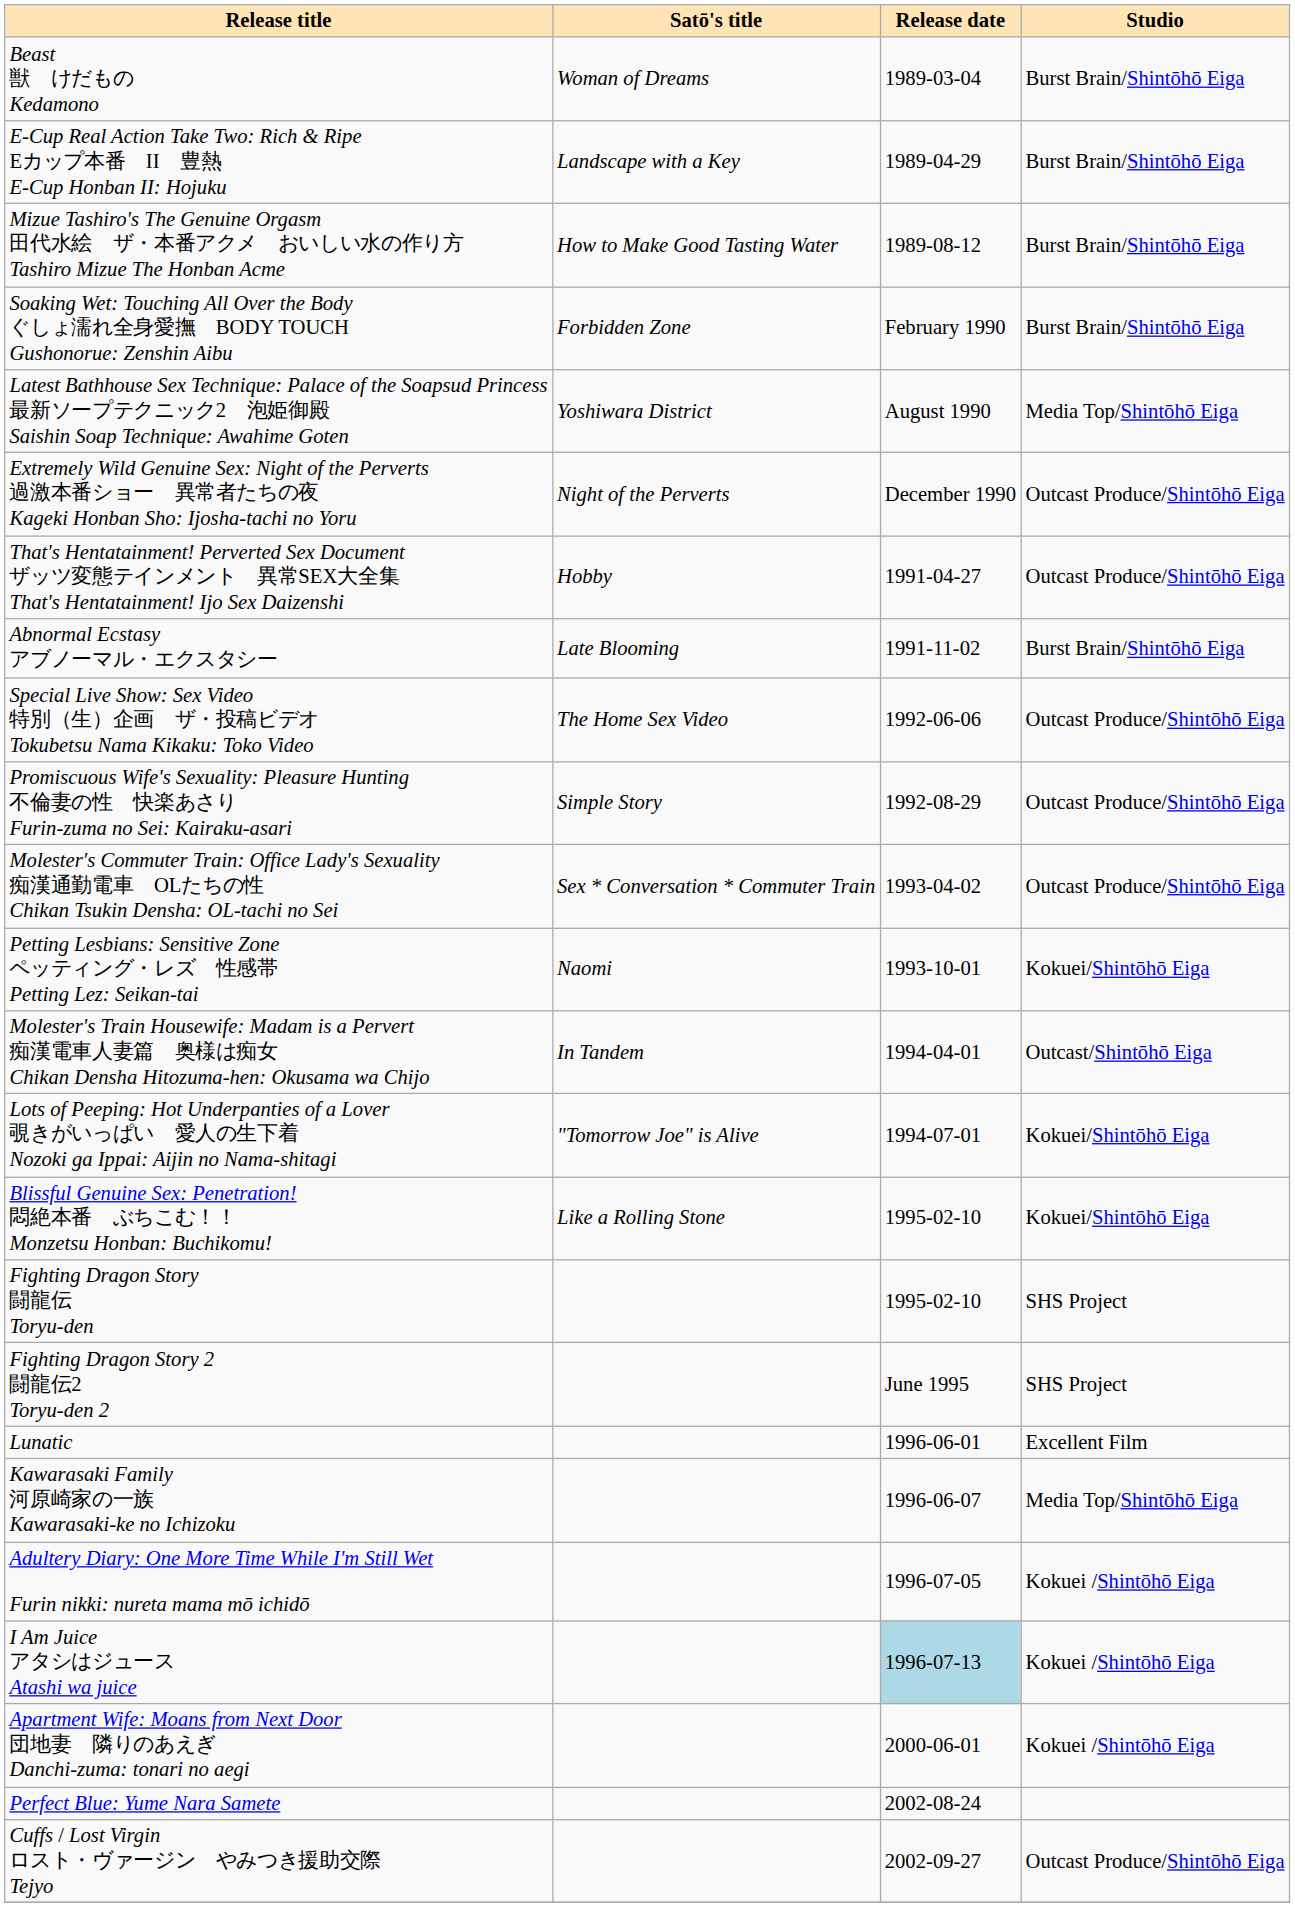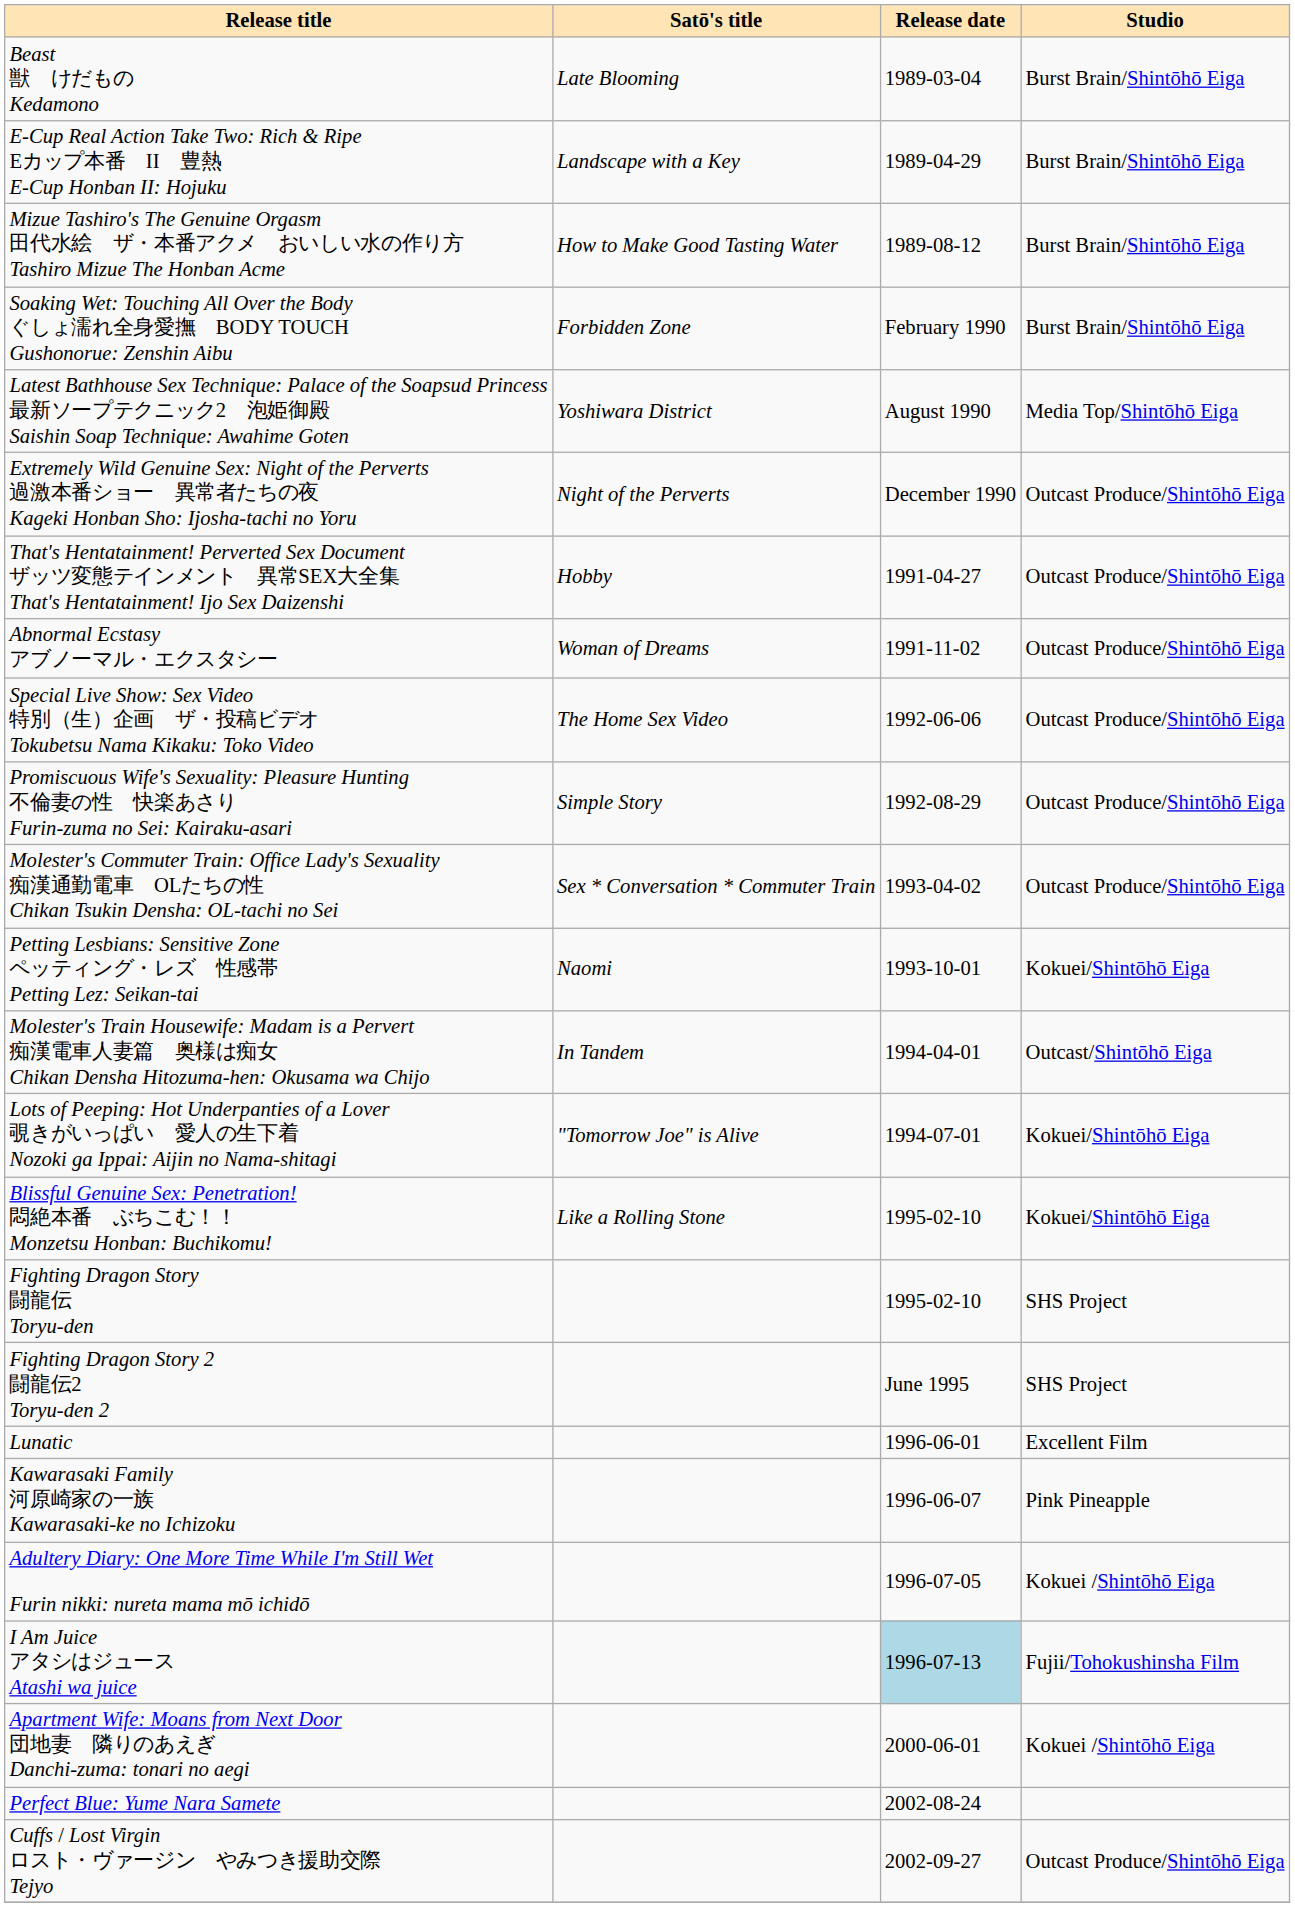(633, 78) Woman of Dreams -> (618, 78) Late Blooming
(618, 648) Late Blooming -> (633, 648) Woman of Dreams
(1135, 648) Burst Brain/Shintōhō Eiga -> (1155, 648) Outcast Produce/Shintōhō Eiga
(1132, 1500) Media Top/Shintōhō Eiga -> (1088, 1500) Pink Pineapple
(1120, 1662) Kokuei /Shintōhō Eiga -> (1132, 1662) Fujii/Tohokushinsha Film
